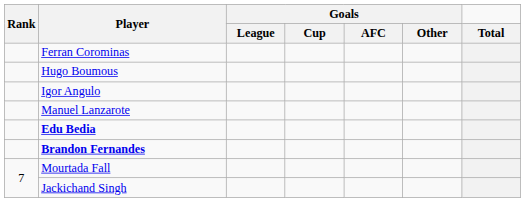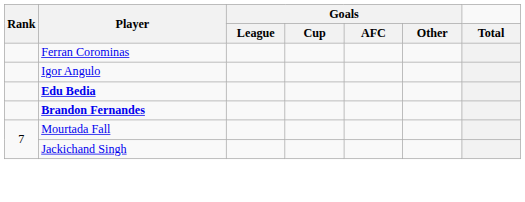- row: (80, 71)
- row: (86, 110)
